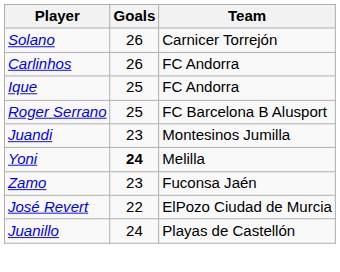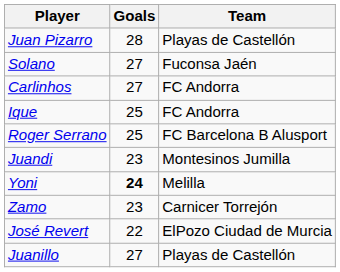+ row: (50, 40)
(134, 40) 26 -> (134, 64) 27
(220, 40) Carnicer Torrejón -> (210, 64) Fuconsa Jaén
(134, 64) 26 -> (134, 87) 27
(210, 183) Fuconsa Jaén -> (220, 207) Carnicer Torrejón
(134, 231) 24 -> (134, 254) 27
